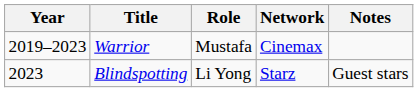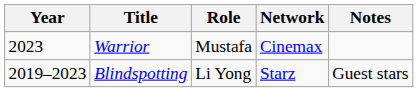(47, 45) 2019–2023 -> (26, 45) 2023
(26, 73) 2023 -> (47, 73) 2019–2023
